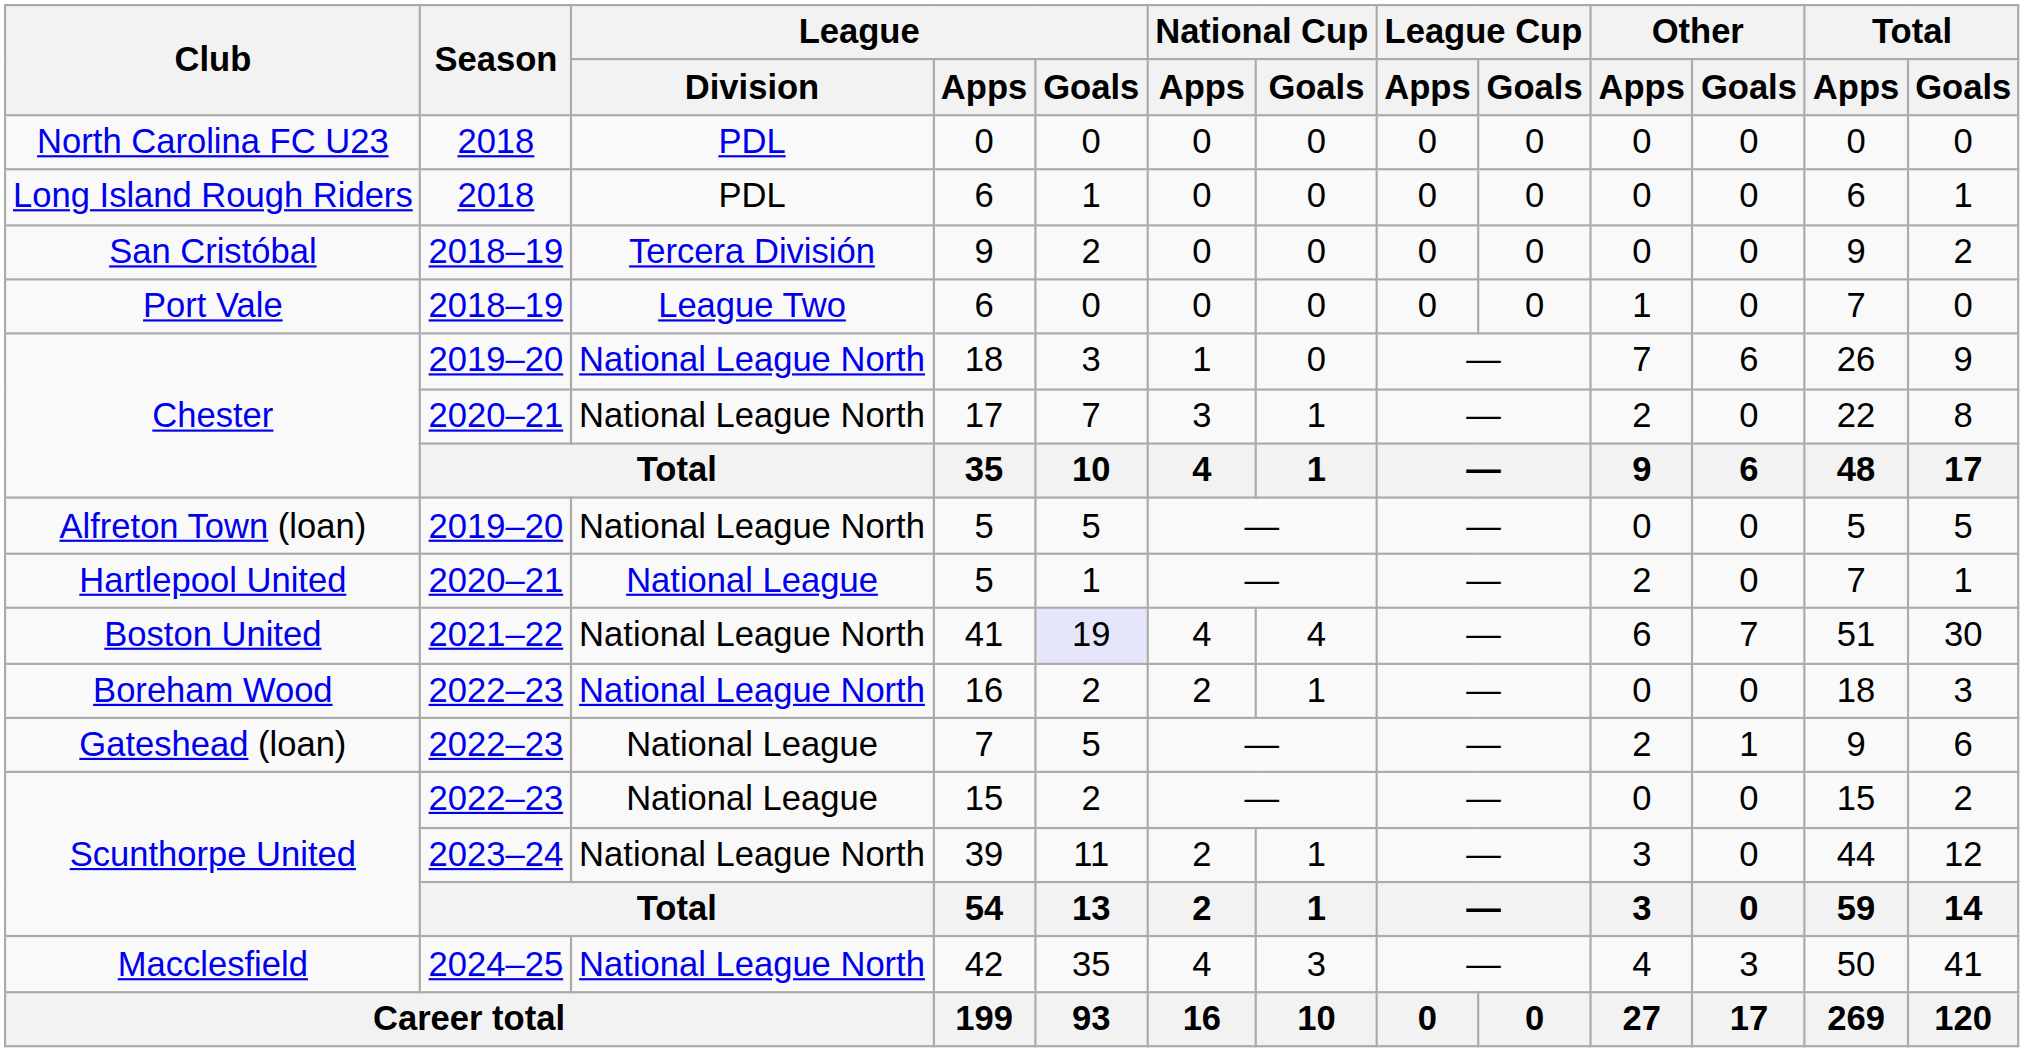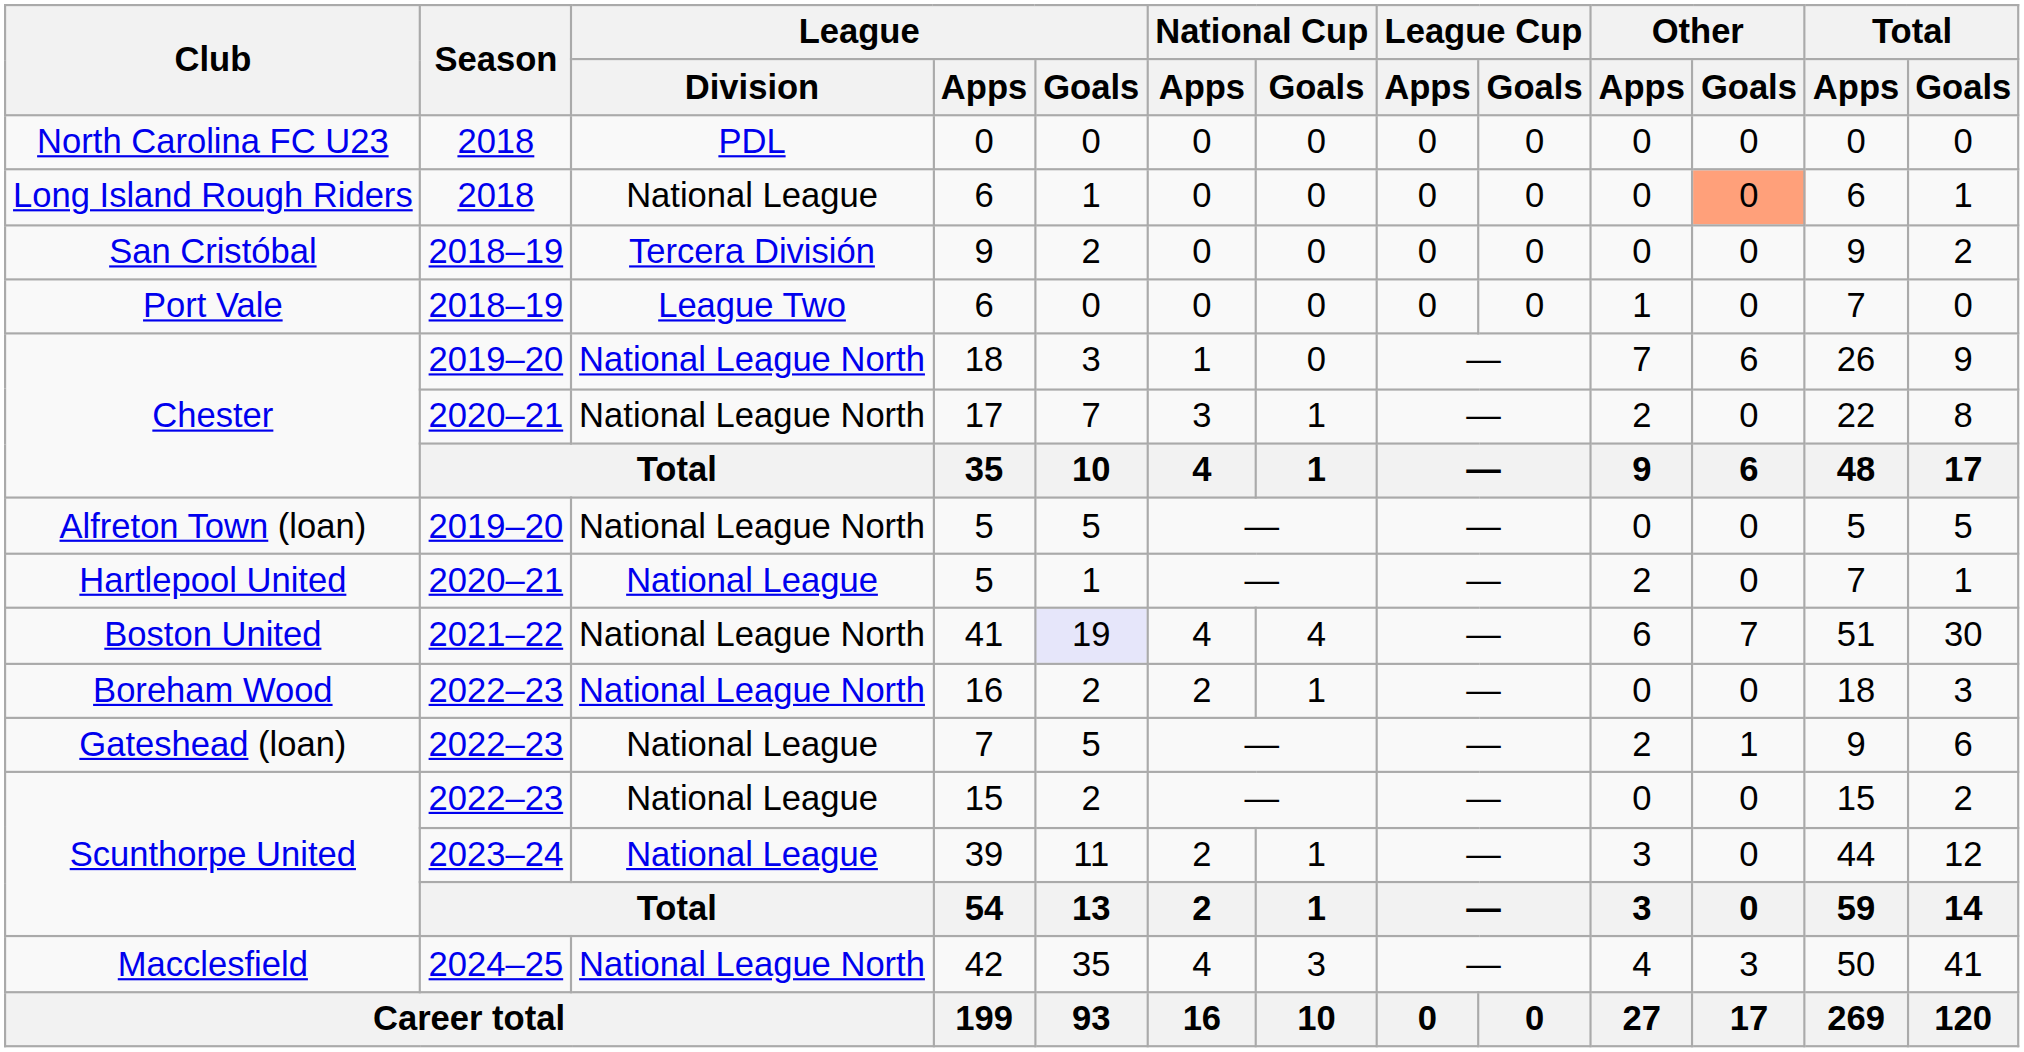(752, 196) PDL -> (752, 196) National League
(1749, 196) no background -> (1749, 196) lightsalmon background
(752, 854) National League North -> (752, 854) National League
